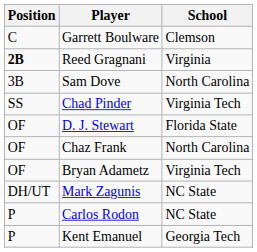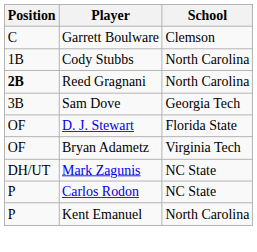+ row: (98, 59)
(188, 59) Virginia -> (207, 81) North Carolina
(207, 81) North Carolina -> (203, 103) Georgia Tech
- row: (97, 103)
- row: (94, 147)
(203, 236) Georgia Tech -> (207, 214) North Carolina
